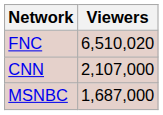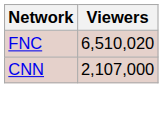- row: (38, 95)
